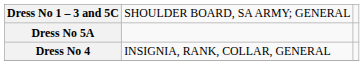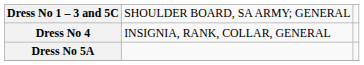rows swapped: (63, 32) <-> (63, 51)
